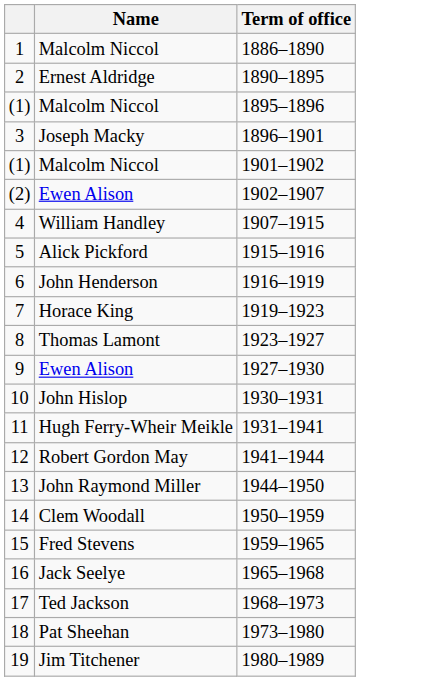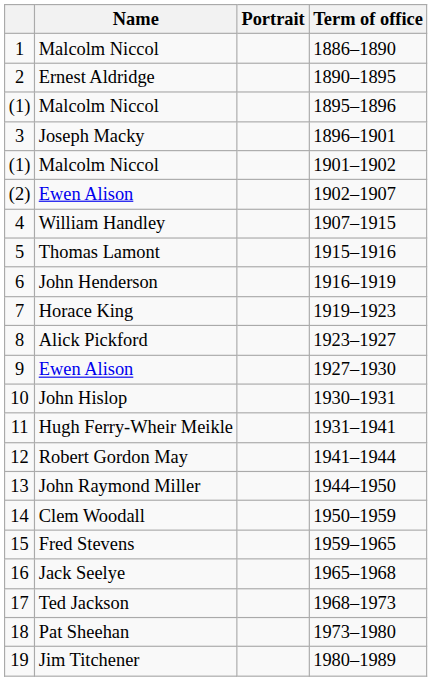+ column: (273, 19)
(93, 252) Alick Pickford -> (99, 252) Thomas Lamont
(99, 340) Thomas Lamont -> (93, 340) Alick Pickford
